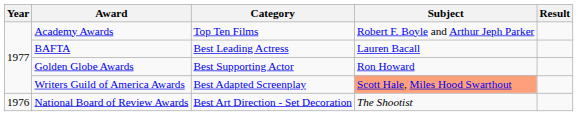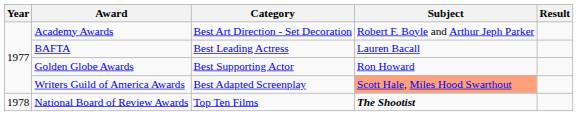(226, 31) Top Ten Films -> (273, 31) Best Art Direction - Set Decoration
(18, 102) 1976 -> (18, 102) 1978
(273, 102) Best Art Direction - Set Decoration -> (226, 102) Top Ten Films
(385, 102) normal -> (386, 102) bold
